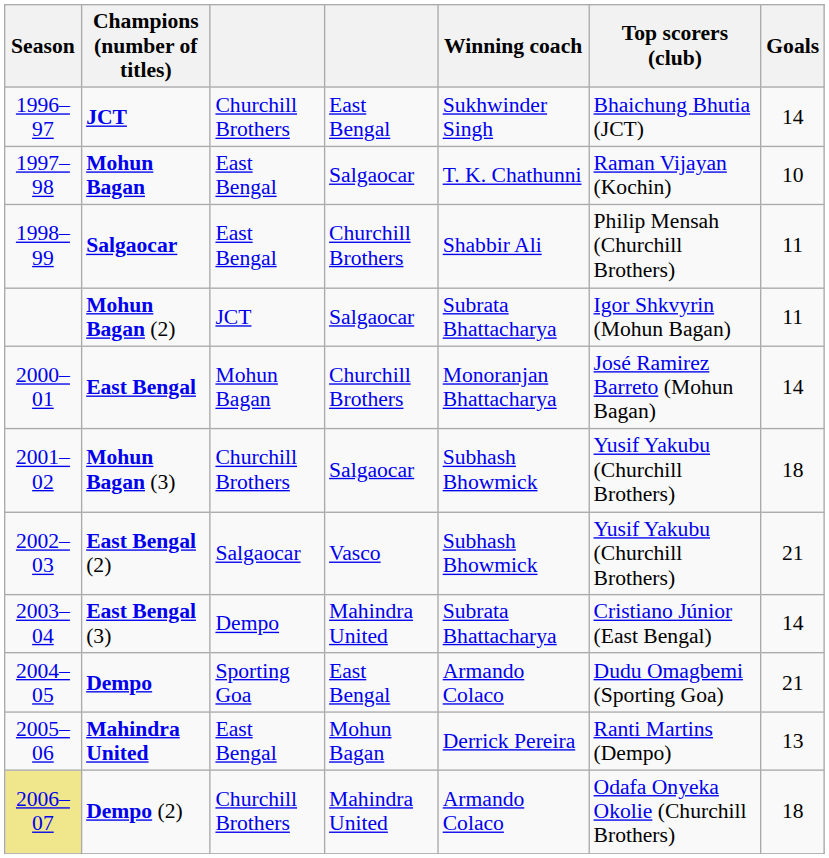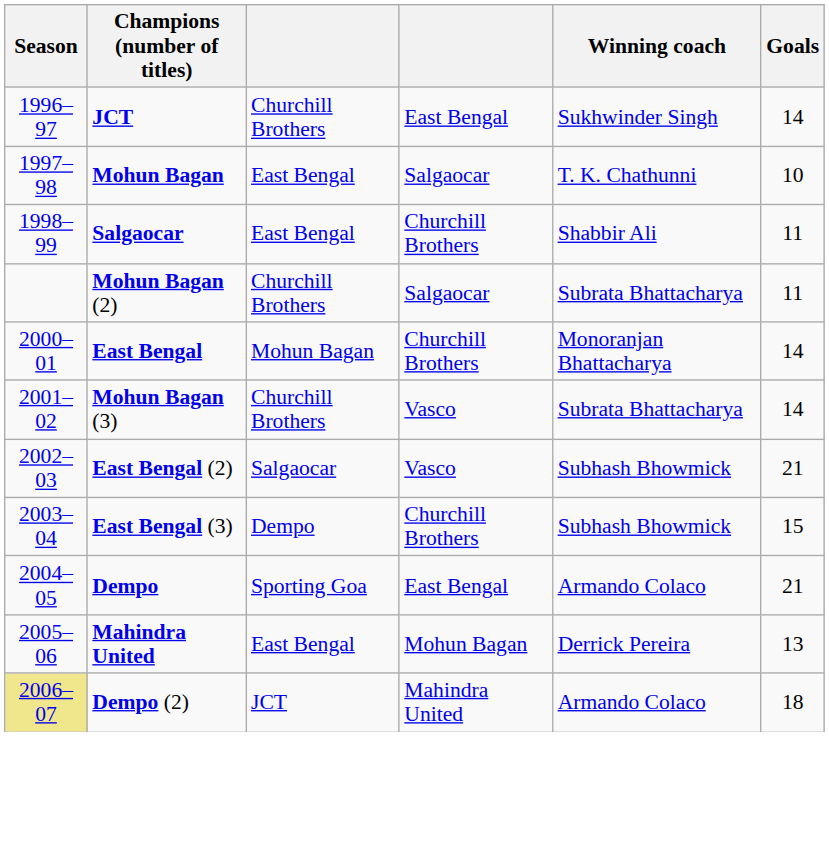- column: (675, 45)
(233, 316) JCT -> (292, 292) Churchill Brothers
(372, 470) Salgaocar -> (430, 409) Vasco
(490, 470) Subhash Bhowmick -> (650, 409) Subrata Bhattacharya
(793, 470) 18 -> (793, 409) 14
(371, 623) Mahindra United -> (445, 526) Churchill Brothers
(500, 623) Subrata Bhattacharya -> (644, 526) Subhash Bhowmick
(793, 623) 14 -> (793, 526) 15
(256, 811) Churchill Brothers -> (269, 702) JCT
